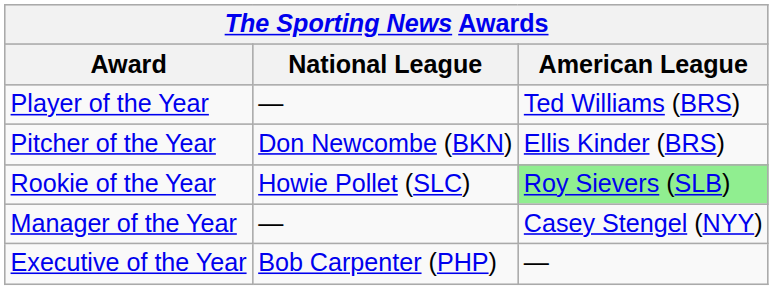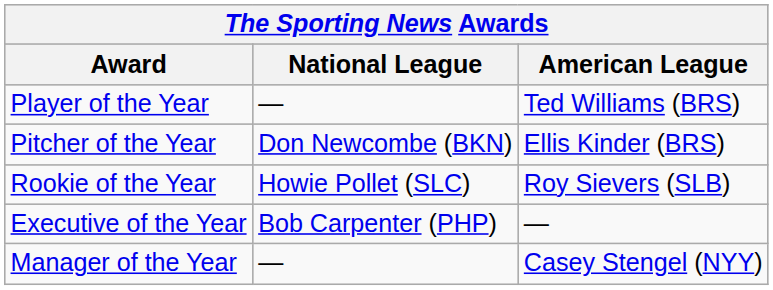(627, 183) lightgreen background -> (627, 183) no background
rows swapped: (124, 223) <-> (129, 263)
